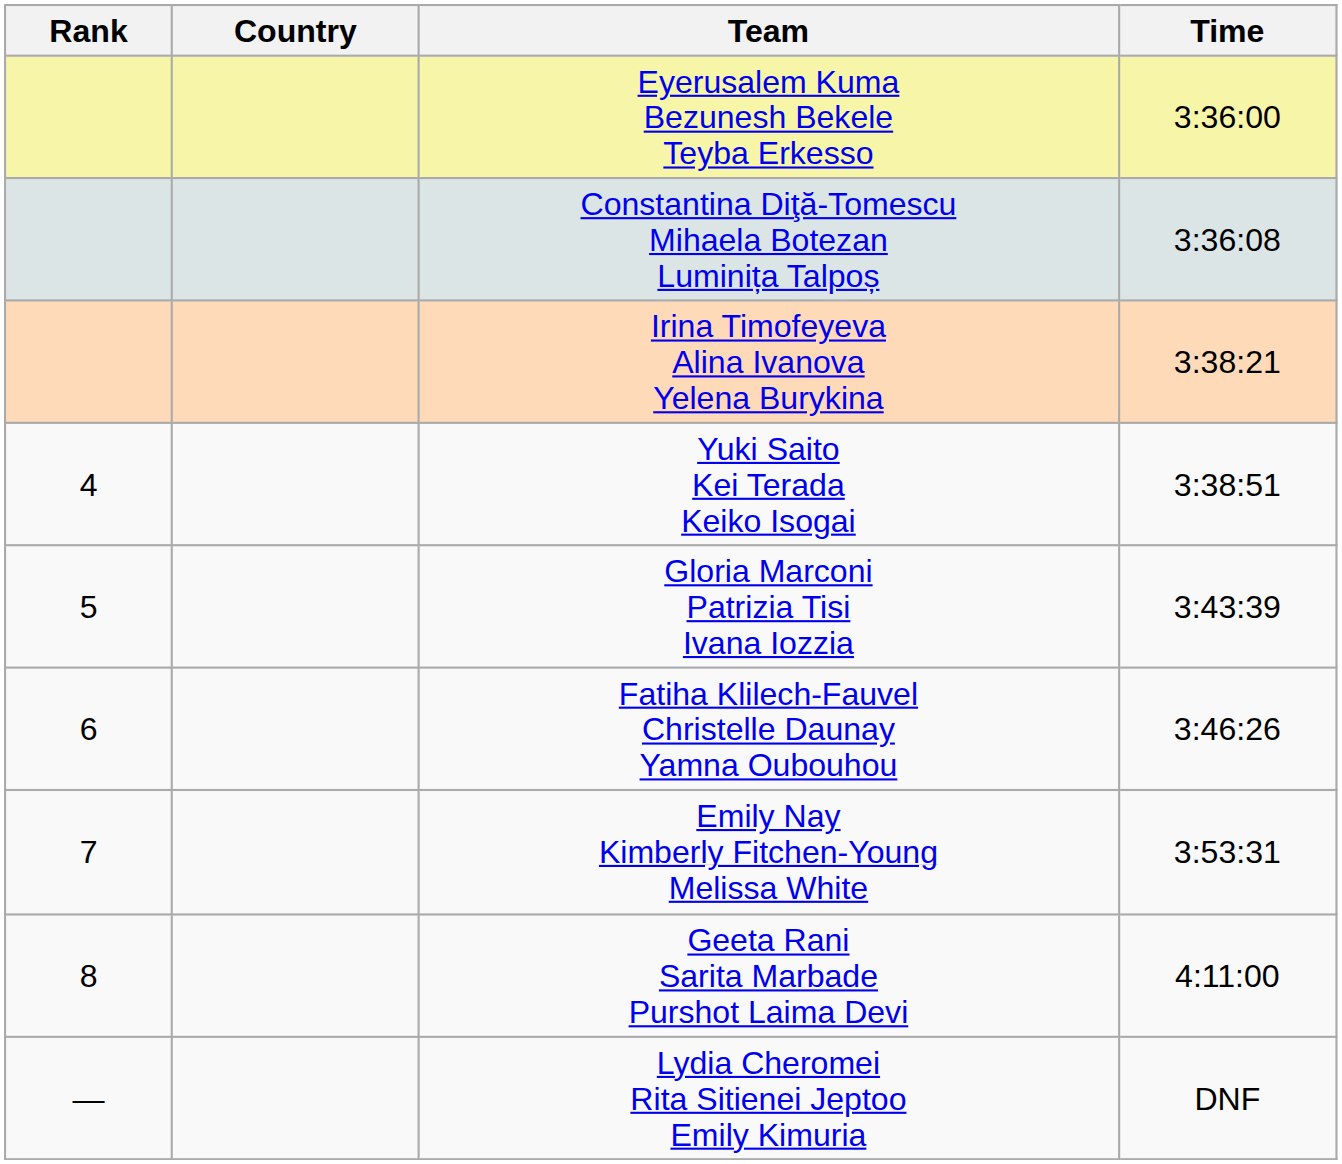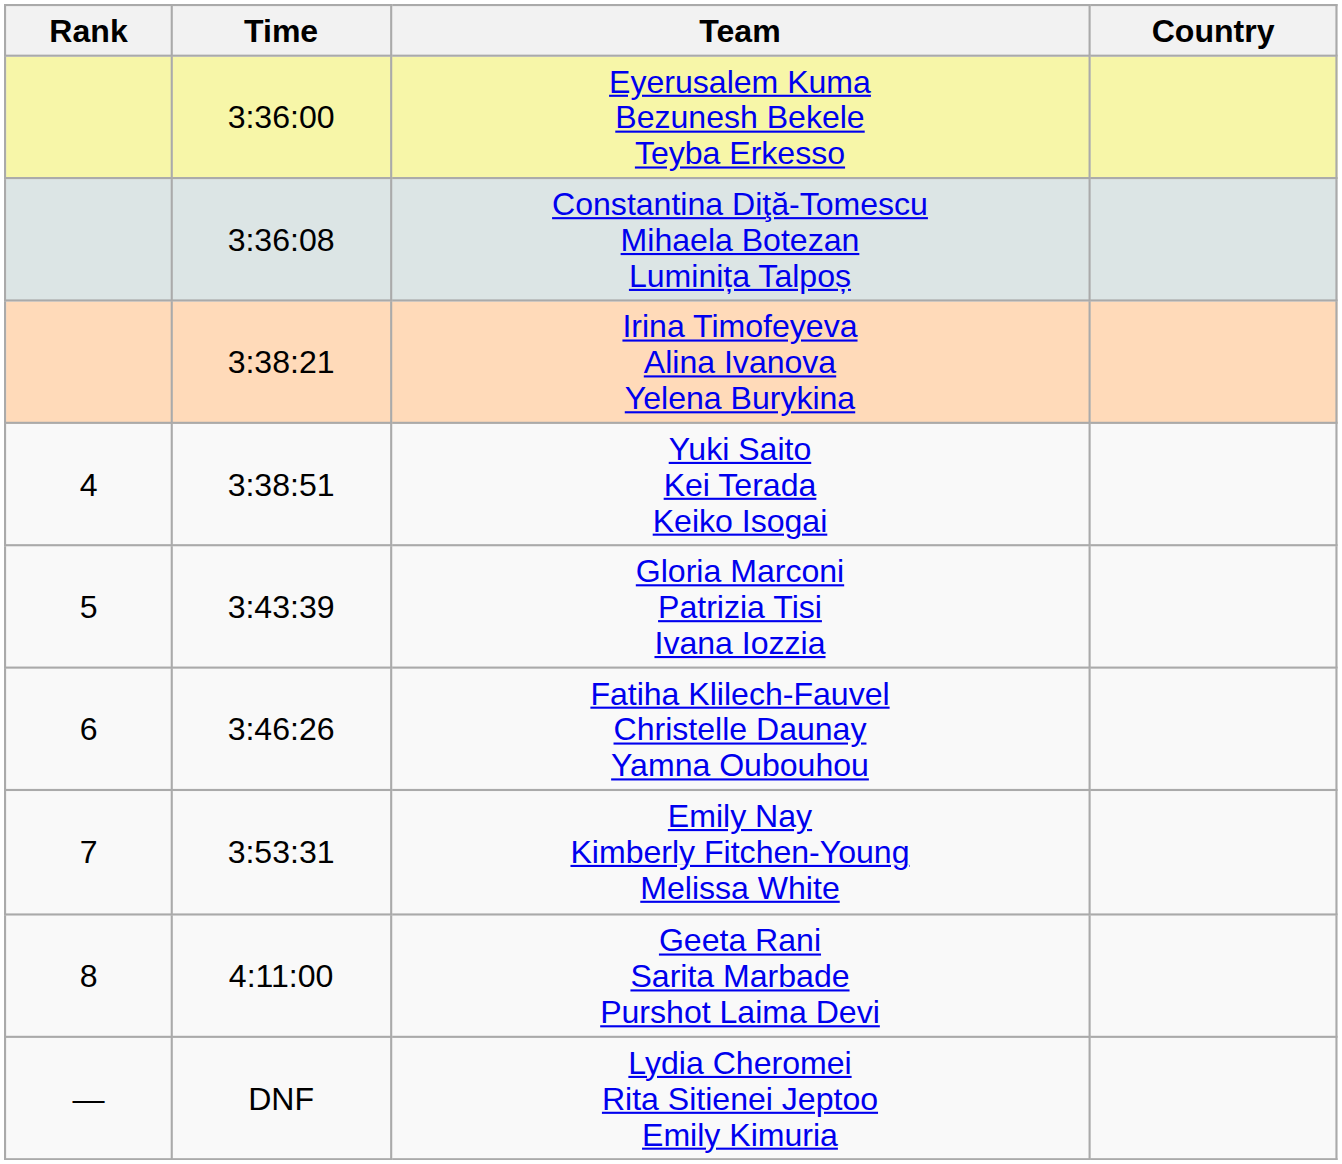columns swapped: (295, 31) <-> (1227, 31)
